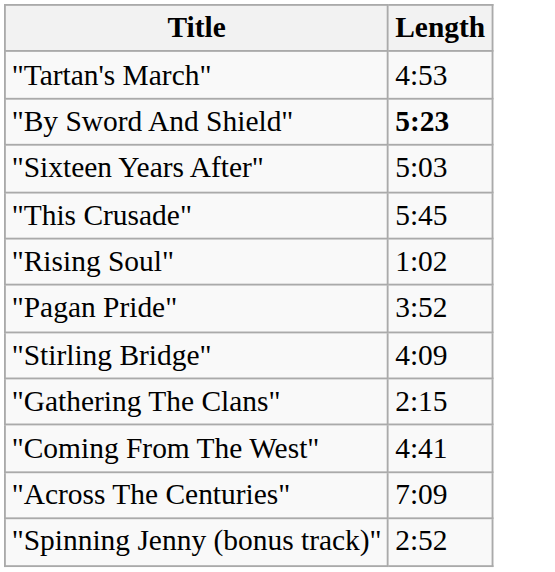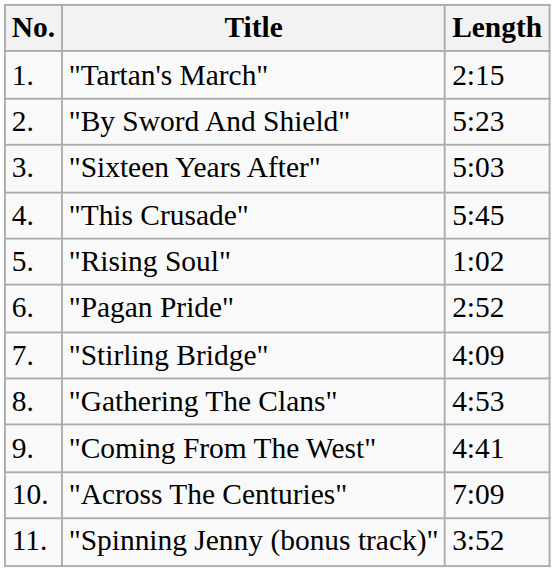+ column: (33, 27)
(421, 74) 4:53 -> (478, 74) 2:15
(422, 121) bold -> (478, 121) normal
(421, 307) 3:52 -> (478, 307) 2:52
(421, 401) 2:15 -> (478, 401) 4:53
(421, 541) 2:52 -> (478, 541) 3:52
